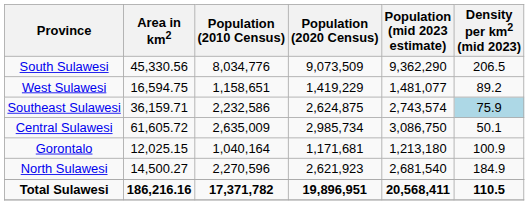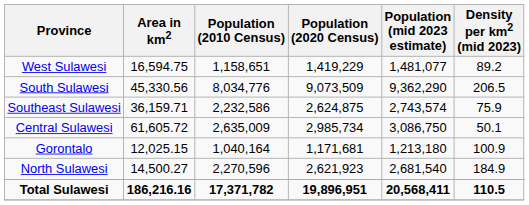rows swapped: (64, 67) <-> (64, 87)
(489, 108) lightblue background -> (489, 108) no background
